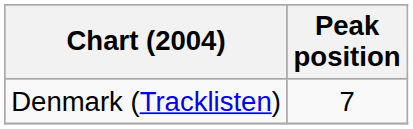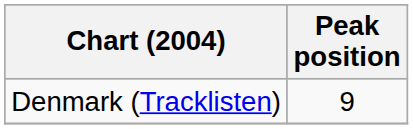(347, 100) 7 -> (347, 100) 9
